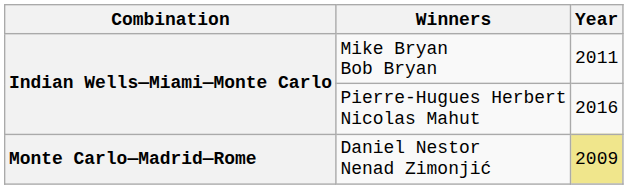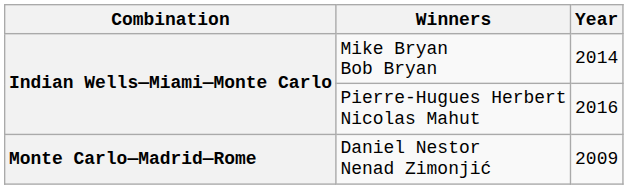(597, 59) 2011 -> (597, 59) 2014
(597, 159) khaki background -> (597, 159) no background
